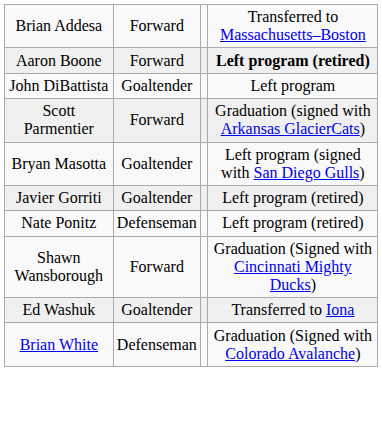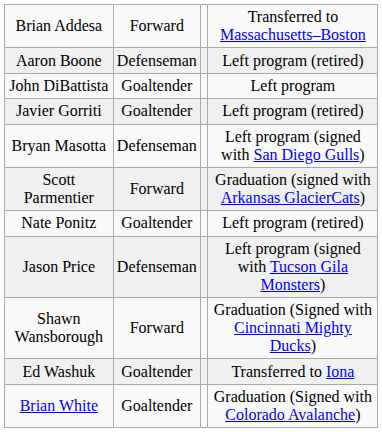(157, 60) Forward -> (157, 60) Defenseman
(293, 60) bold -> (293, 60) normal
rows swapped: (59, 198) <-> (59, 120)
(157, 163) Goaltender -> (157, 145) Defenseman
(157, 223) Defenseman -> (157, 223) Goaltender
+ row: (59, 266)
(157, 344) Defenseman -> (157, 405) Goaltender
